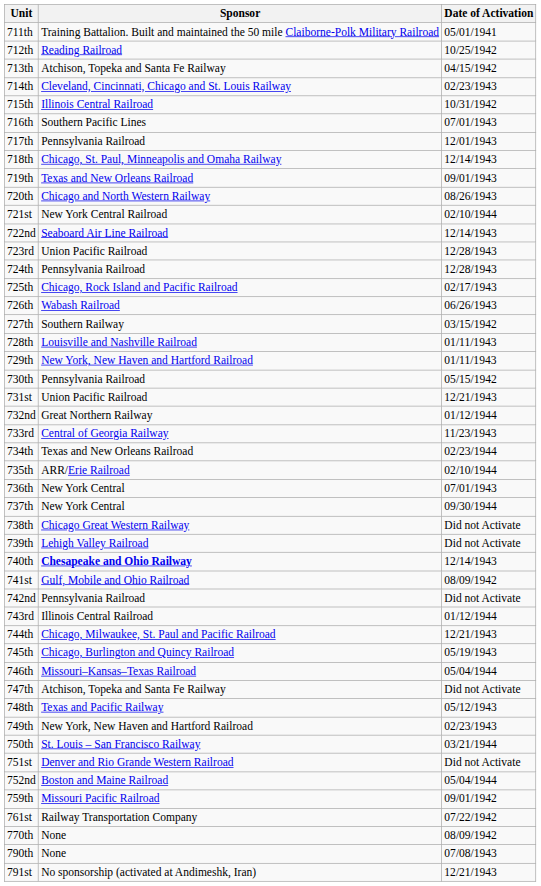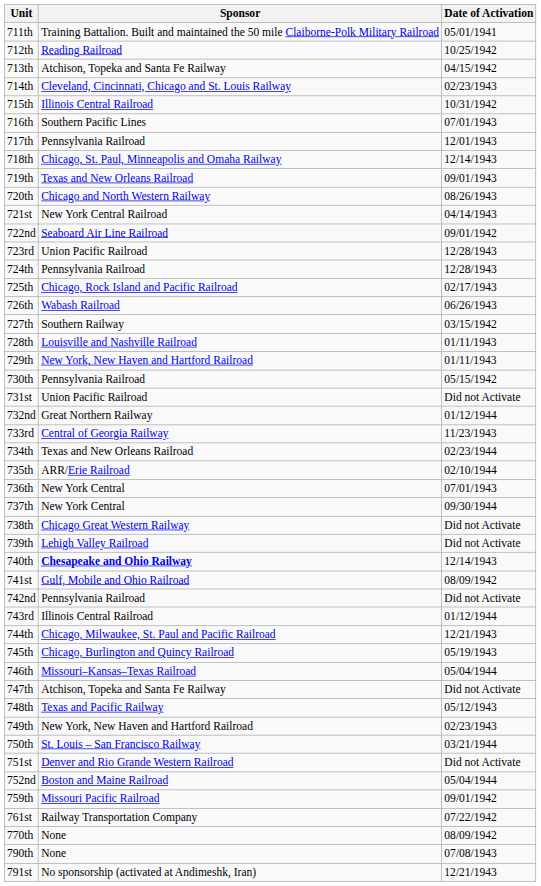(471, 214) 02/10/1944 -> (471, 214) 04/14/1943
(471, 232) 12/14/1943 -> (471, 232) 09/01/1942
(471, 397) 12/21/1943 -> (482, 397) Did not Activate
